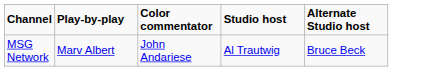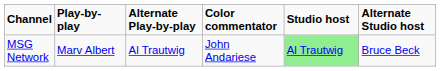+ column: (162, 19)
(252, 50) no background -> (315, 50) lightgreen background
